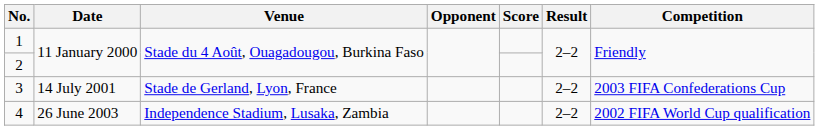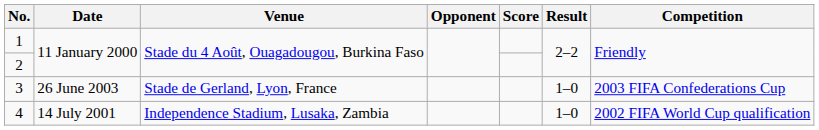(77, 88) 14 July 2001 -> (78, 88) 26 June 2003
(567, 88) 2–2 -> (567, 88) 1–0
(78, 112) 26 June 2003 -> (77, 112) 14 July 2001
(567, 112) 2–2 -> (567, 112) 1–0
